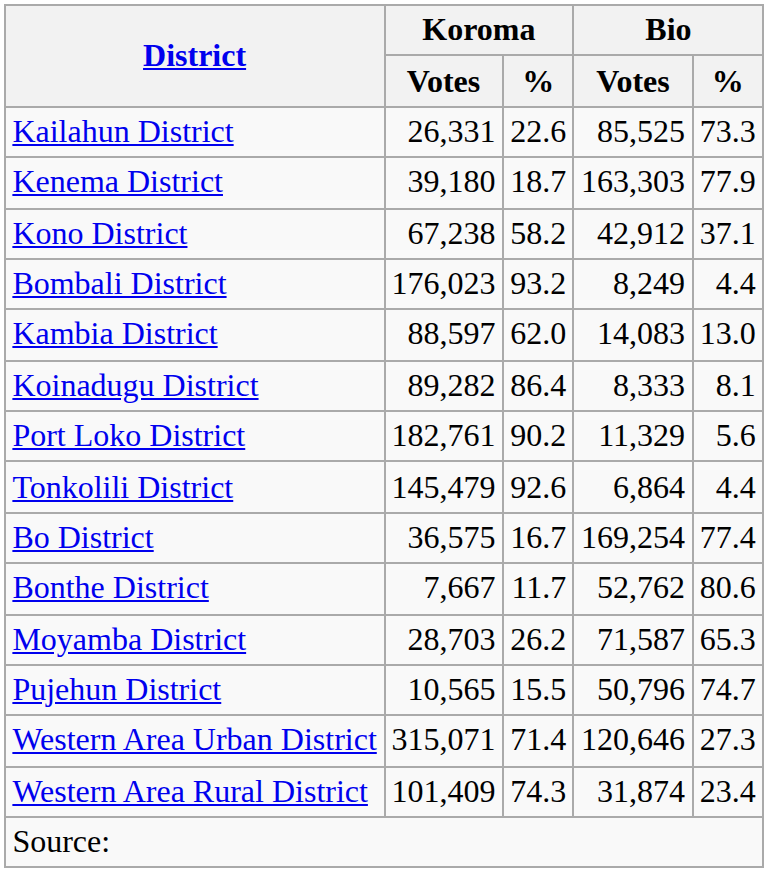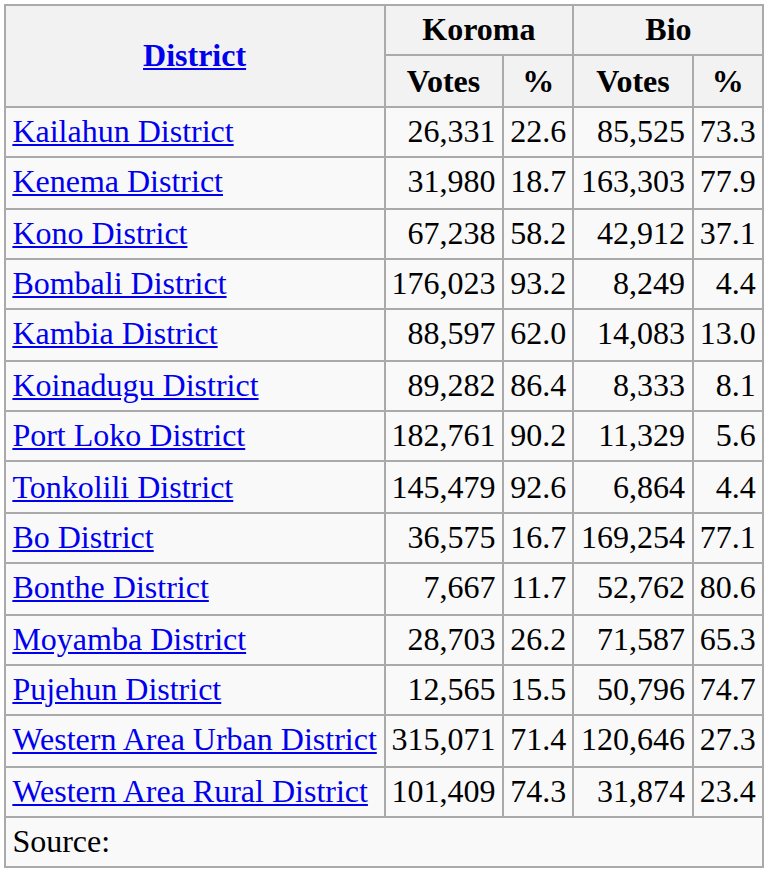(452, 182) 39,180 -> (452, 182) 31,980
(728, 537) 77.4 -> (728, 537) 77.1
(452, 689) 10,565 -> (452, 689) 12,565
